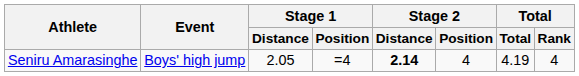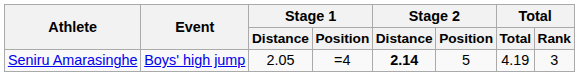(466, 60) 4 -> (466, 60) 5
(554, 60) 4 -> (554, 60) 3
